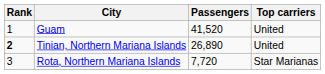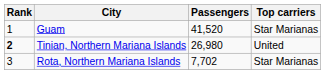(269, 29) United -> (286, 29) Star Marianas
(207, 45) 26,890 -> (207, 45) 26,980
(204, 62) 7,720 -> (204, 62) 7,702
